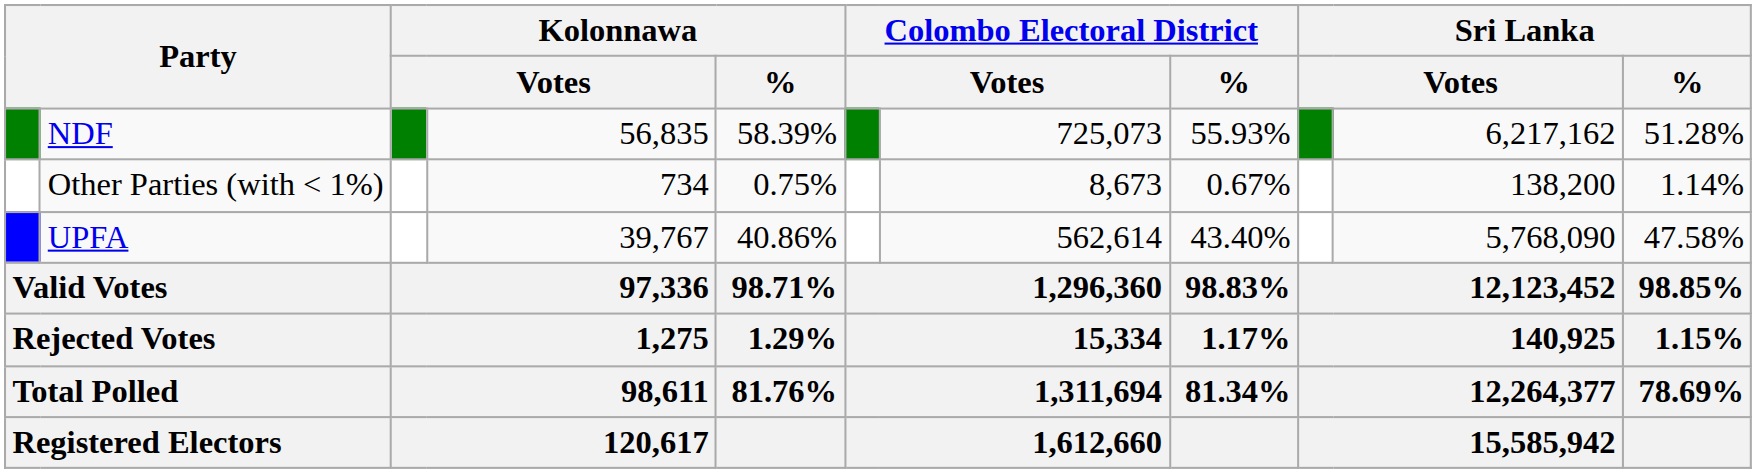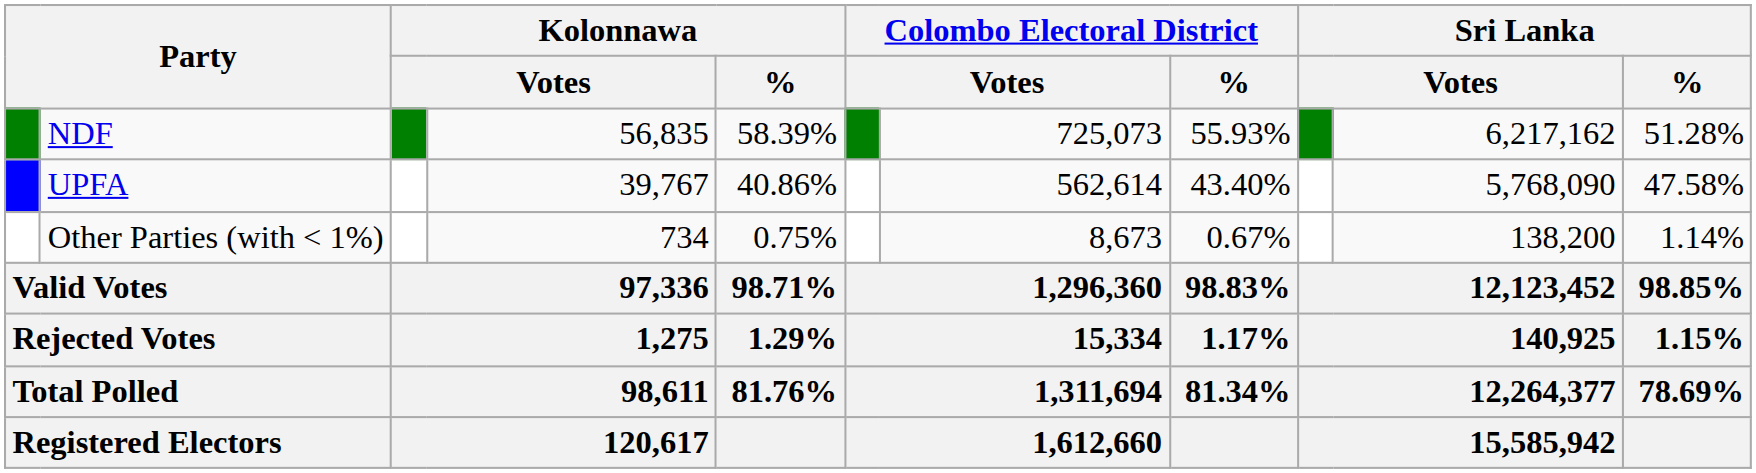rows swapped: (88, 236) <-> (216, 184)
